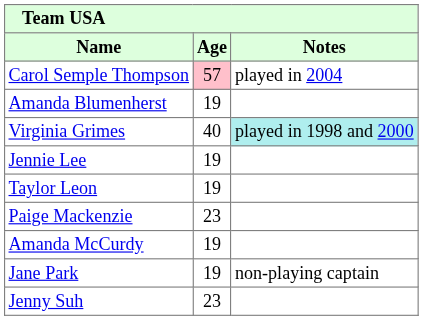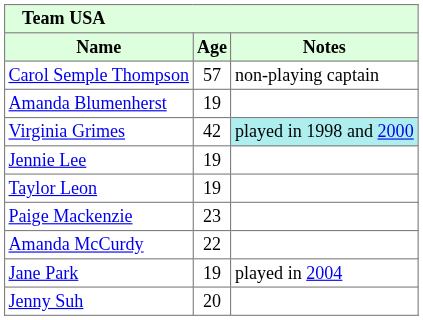(212, 75) pink background -> (212, 75) no background
(289, 75) played in 2004 -> (307, 75) non-playing captain
(212, 131) 40 -> (212, 131) 42
(212, 244) 19 -> (212, 244) 22
(307, 272) non-playing captain -> (289, 272) played in 2004
(212, 301) 23 -> (212, 301) 20
